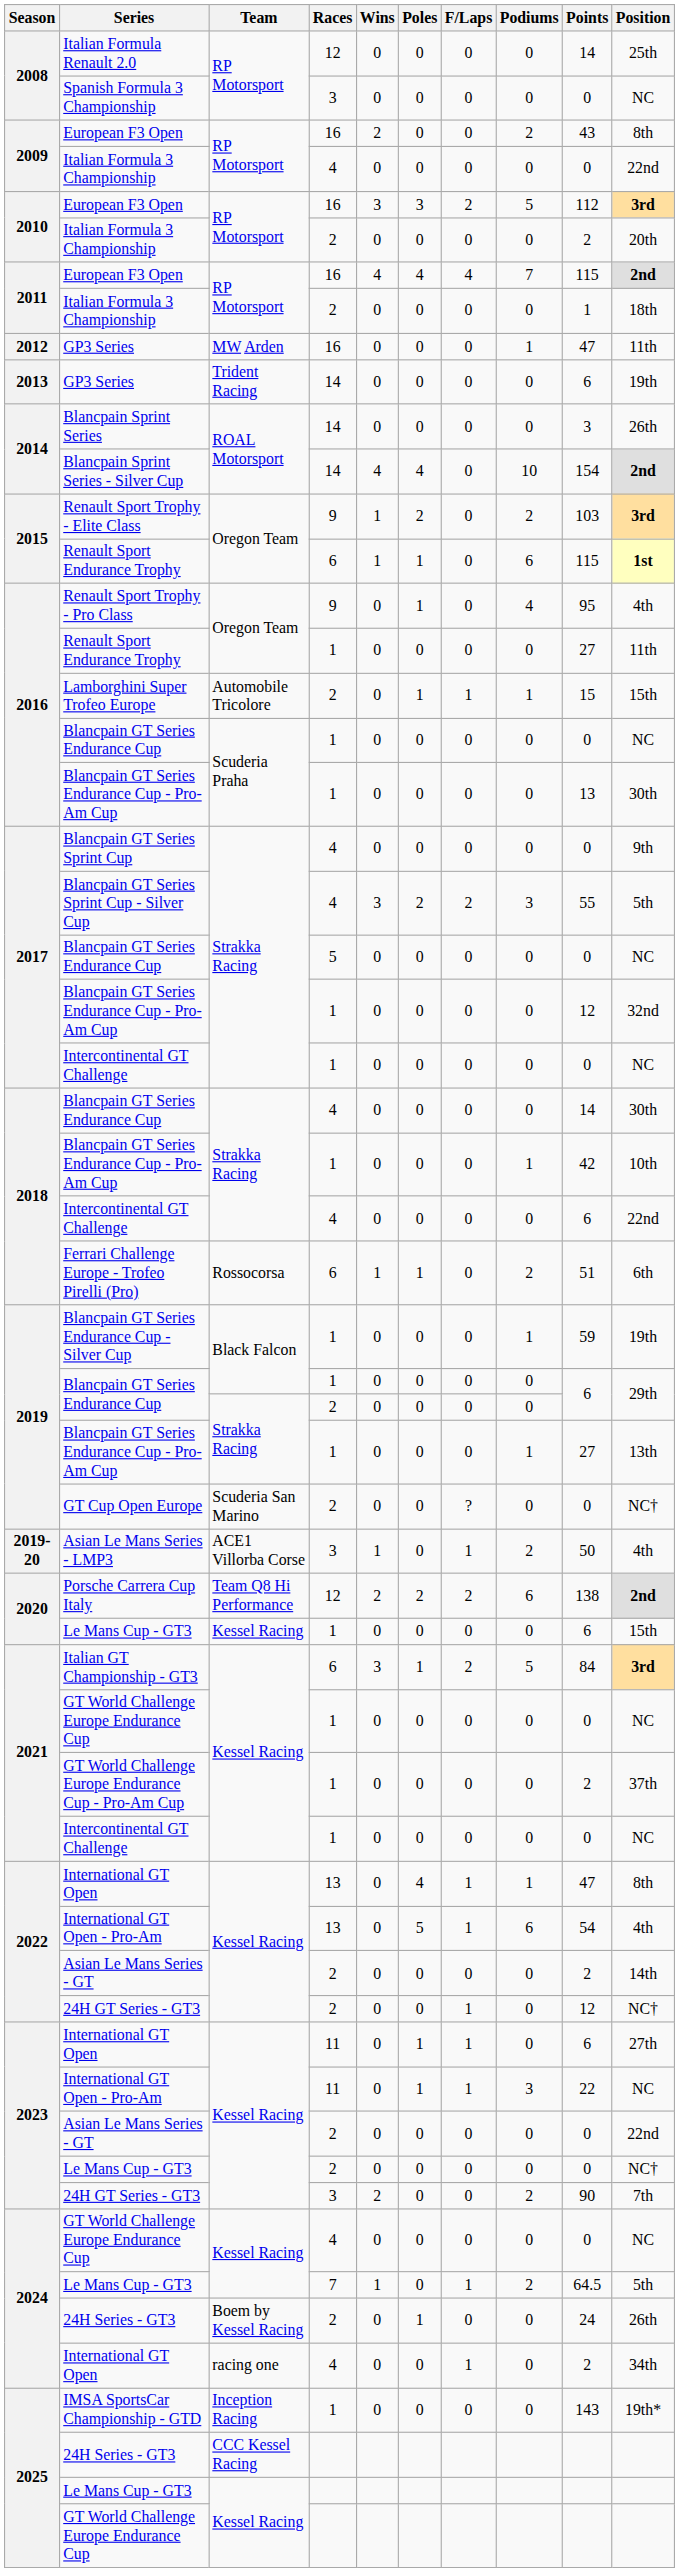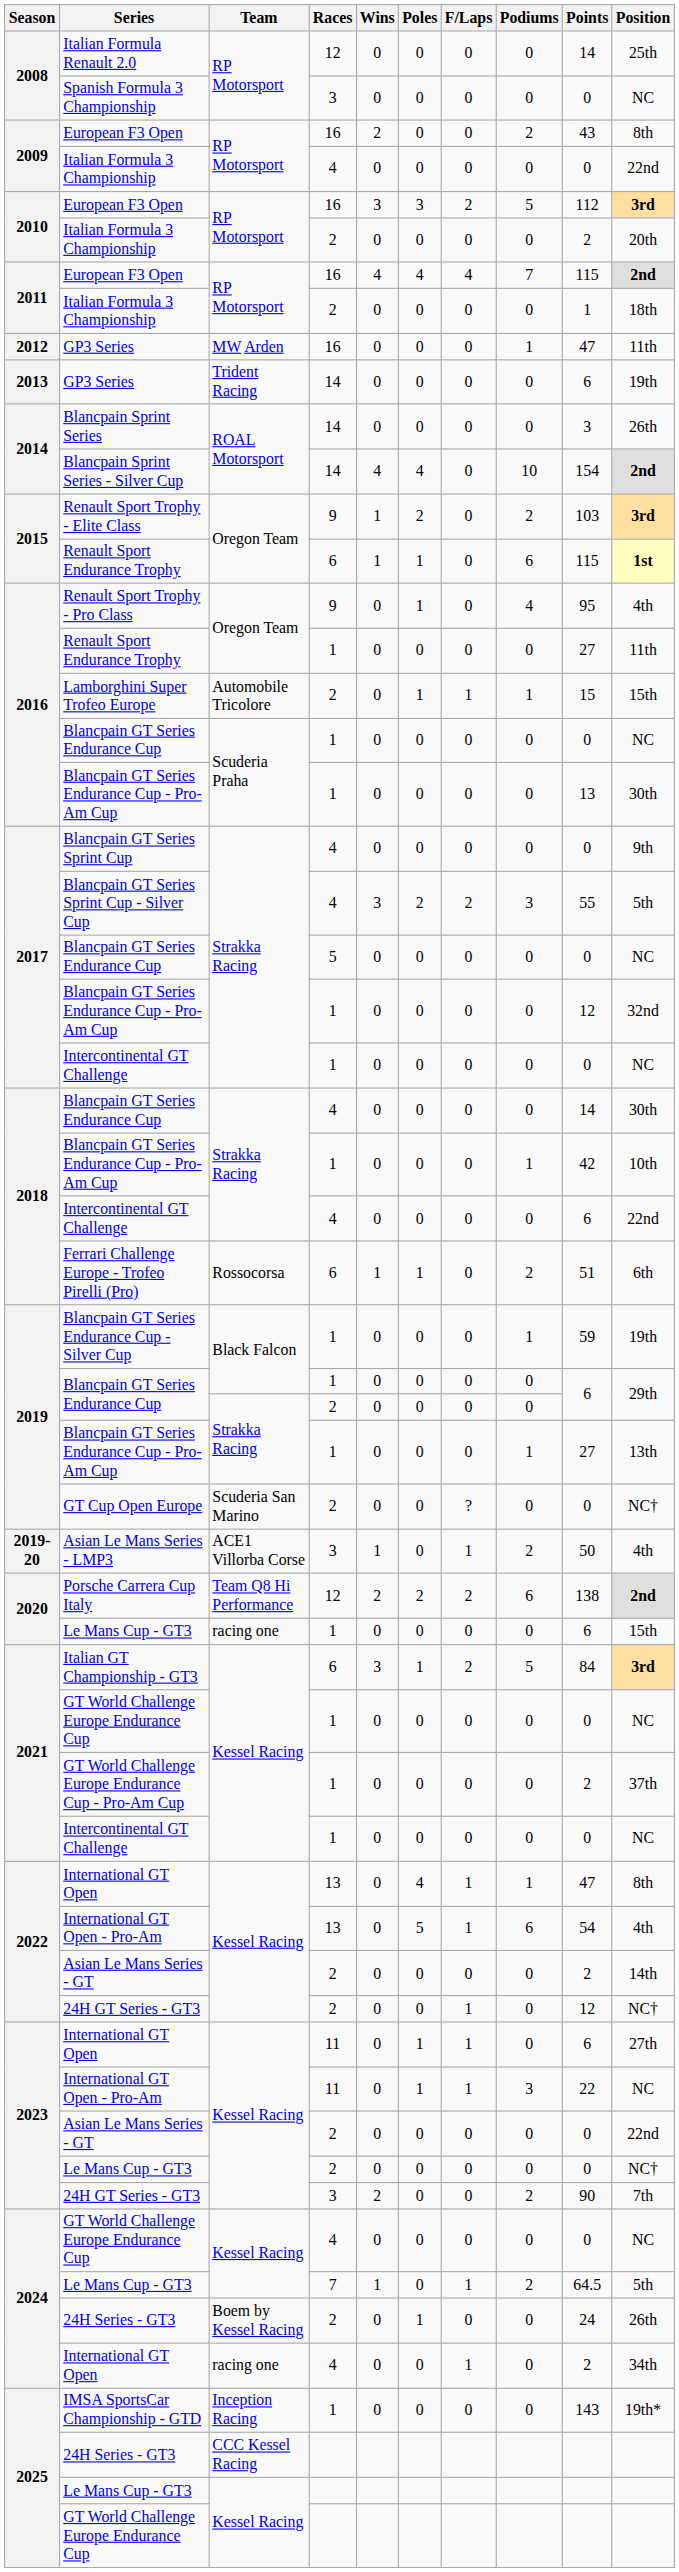(258, 1631) Kessel Racing -> (246, 1631) racing one
